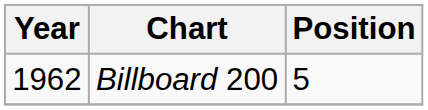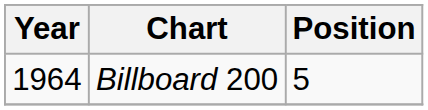(47, 78) 1962 -> (47, 78) 1964
